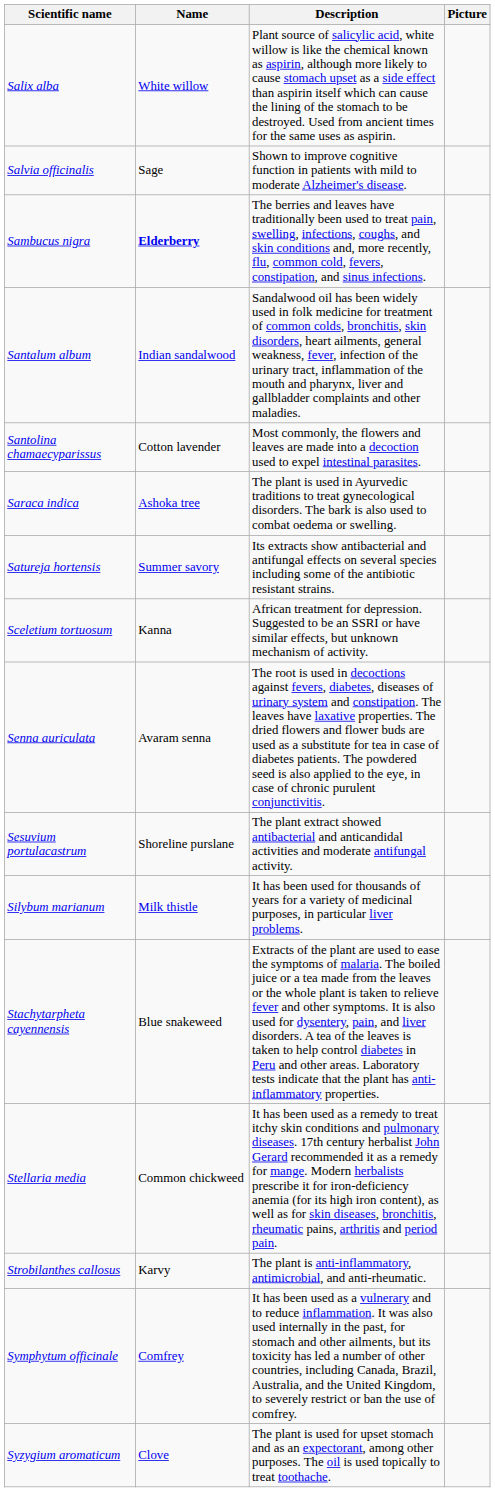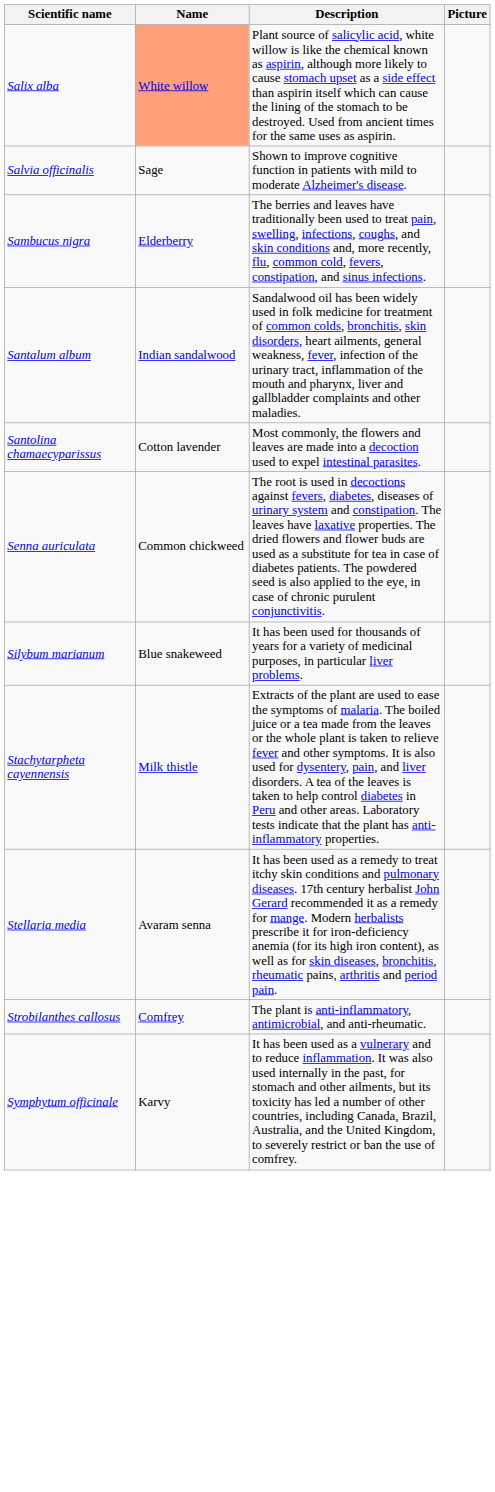(173, 85) no background -> (173, 85) lightsalmon background
(169, 241) bold -> (166, 241) normal
- row: (43, 503)
- row: (54, 567)
- row: (60, 630)
(175, 737) Avaram senna -> (191, 546) Common chickweed
- row: (47, 844)
(168, 907) Milk thistle -> (180, 653) Blue snakeweed
(180, 1021) Blue snakeweed -> (168, 767) Milk thistle
(191, 1178) Common chickweed -> (175, 924) Avaram senna
(154, 1270) Karvy -> (161, 1016) Comfrey
(161, 1355) Comfrey -> (154, 1101) Karvy
- row: (64, 1455)
